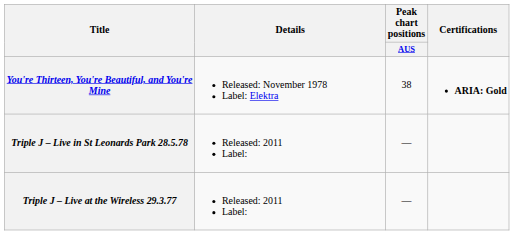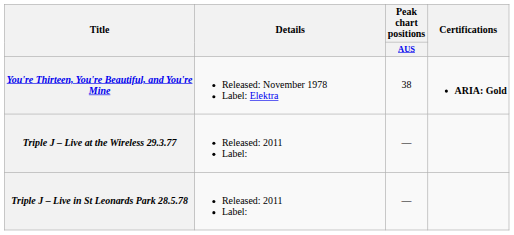rows swapped: (100, 201) <-> (100, 143)
